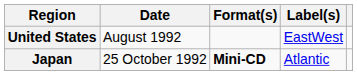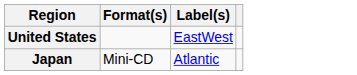- column: (155, 15)
(239, 59) bold -> (128, 59) normal
